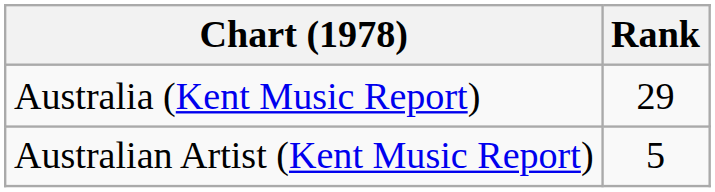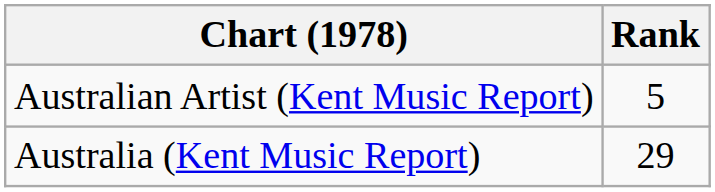rows swapped: (247, 95) <-> (304, 155)
